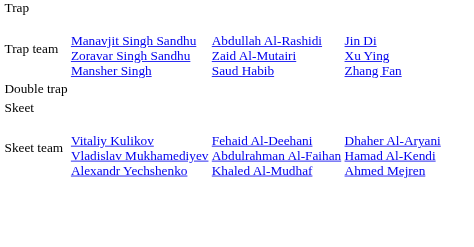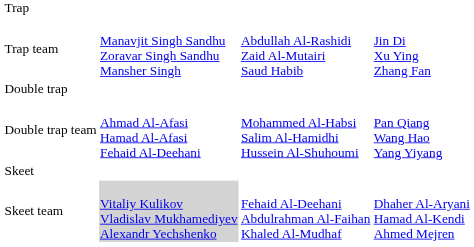+ row: (51, 130)
(140, 155) no background -> (169, 218) lightgrey background
